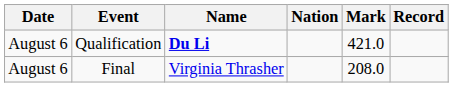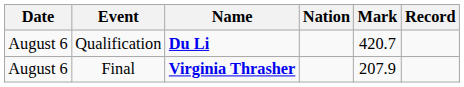(366, 43) 421.0 -> (377, 43) 420.7
(226, 69) normal -> (232, 69) bold
(366, 69) 208.0 -> (377, 69) 207.9
